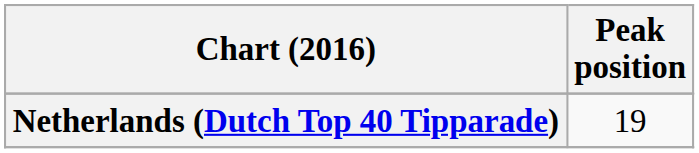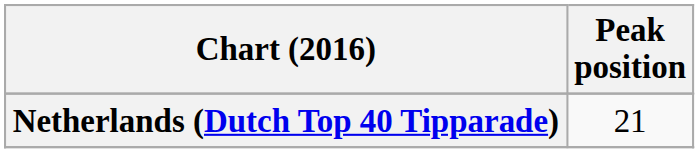(630, 119) 19 -> (630, 119) 21
